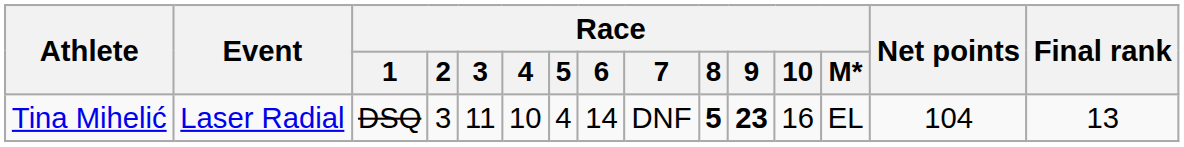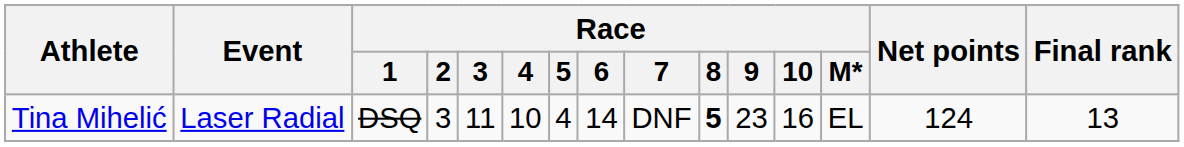(751, 118) bold -> (751, 118) normal
(949, 118) 104 -> (949, 118) 124
